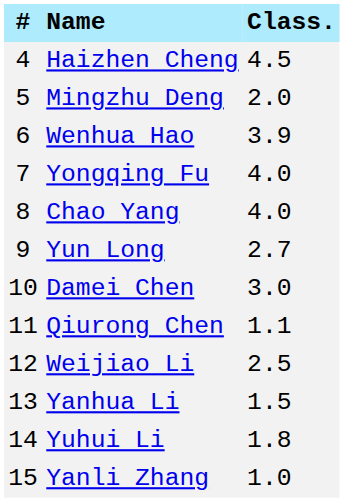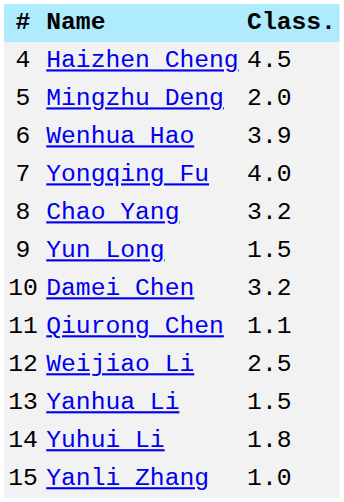(269, 213) 4.0 -> (269, 213) 3.2
(269, 251) 2.7 -> (269, 251) 1.5
(269, 289) 3.0 -> (269, 289) 3.2
